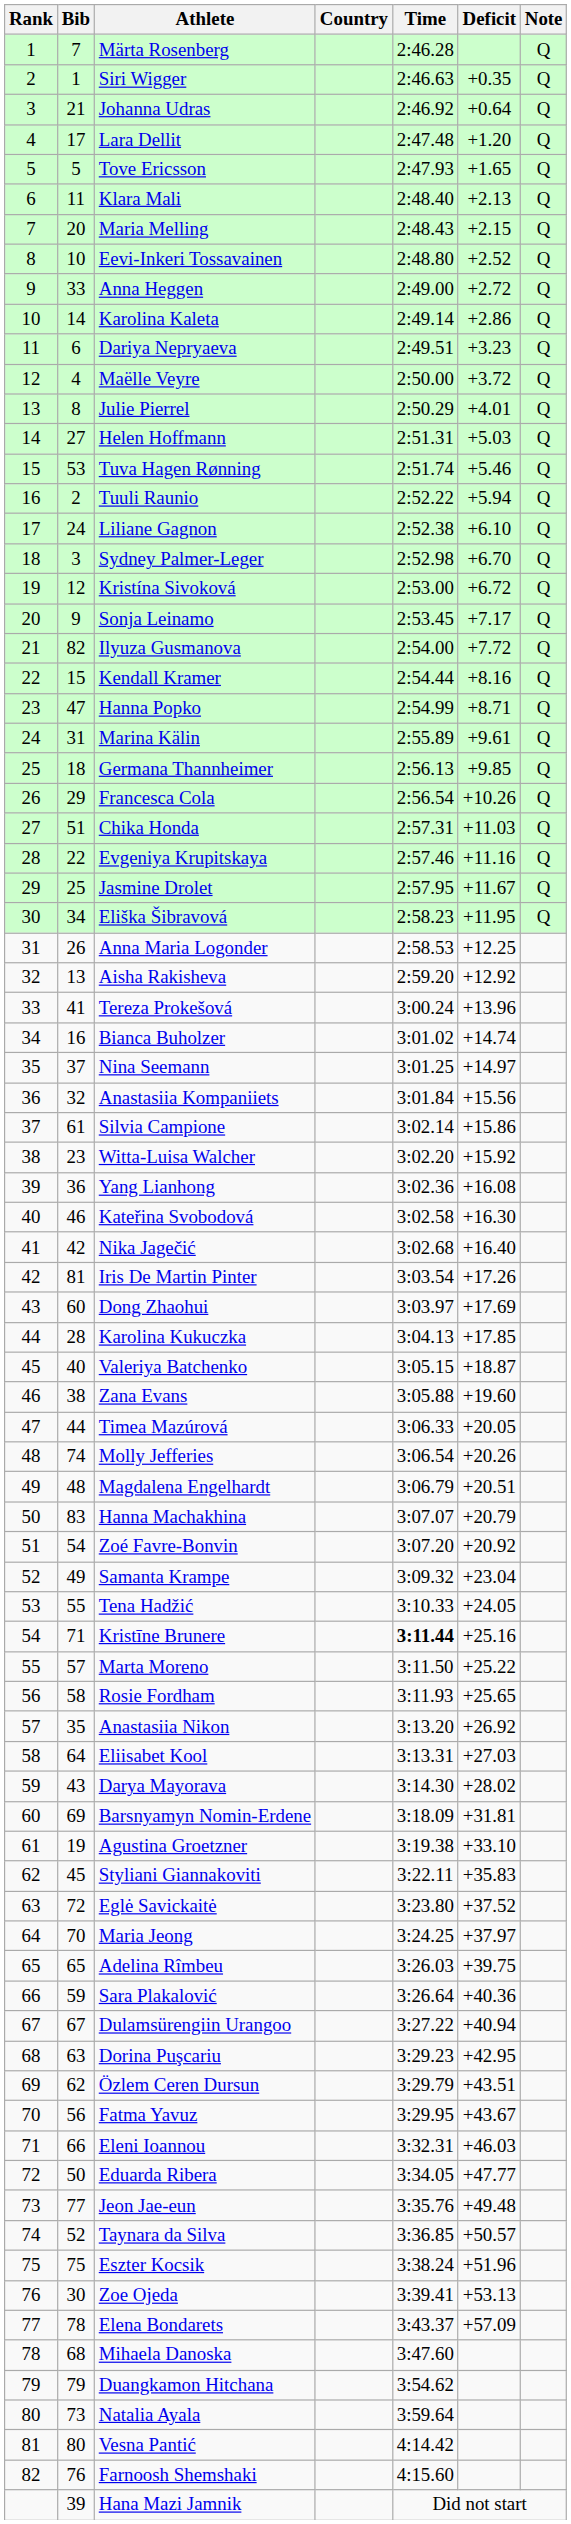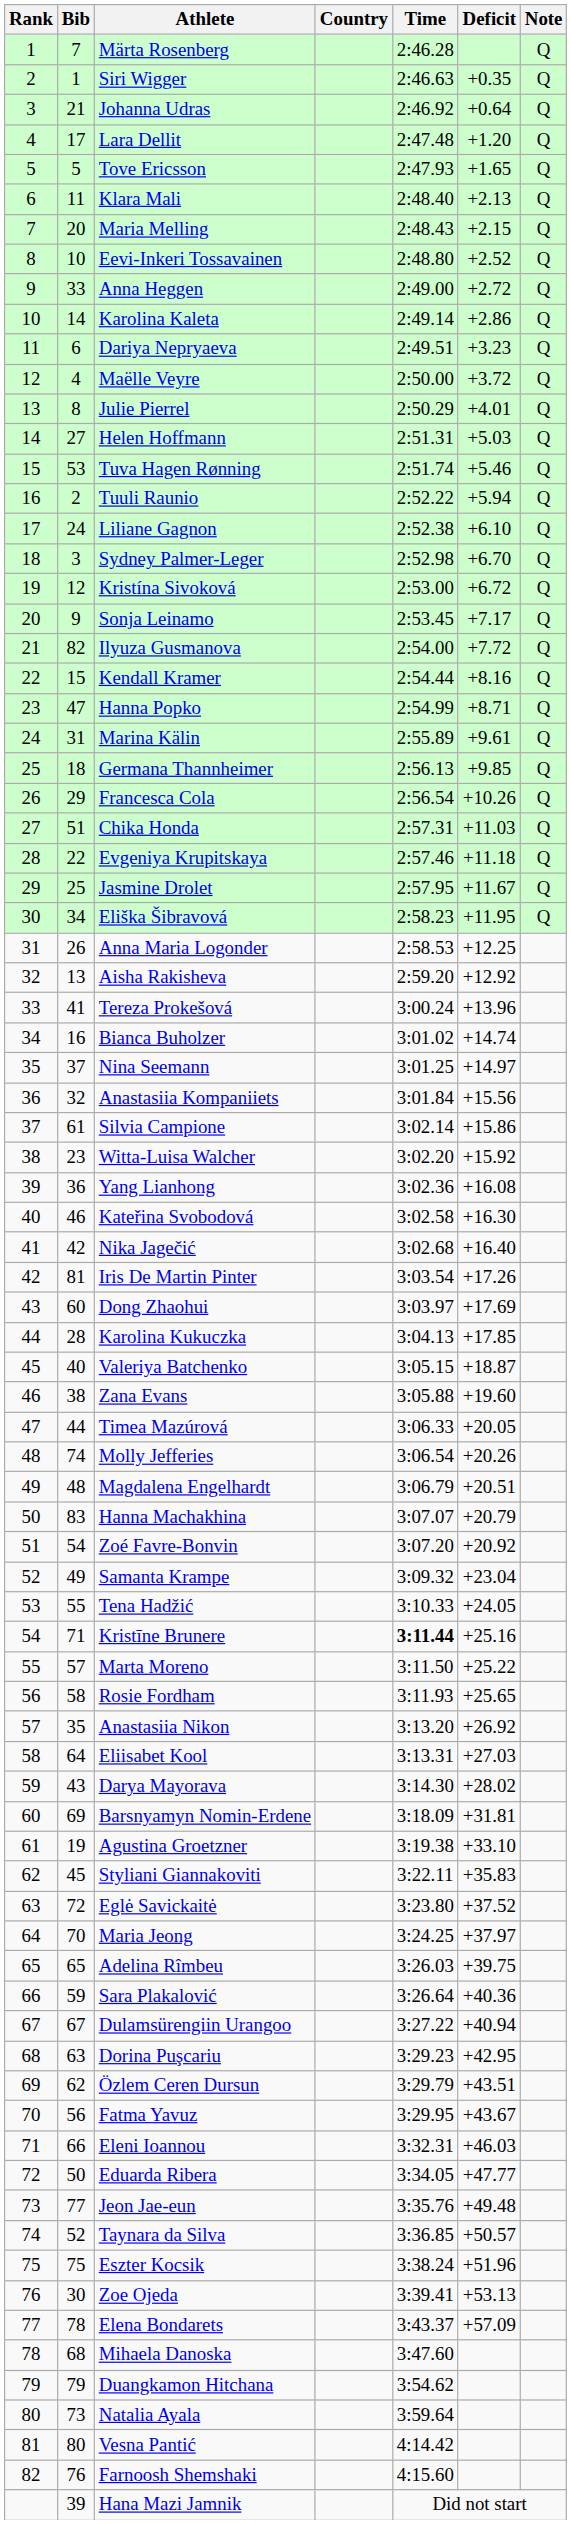(489, 857) +11.16 -> (489, 857) +11.18
